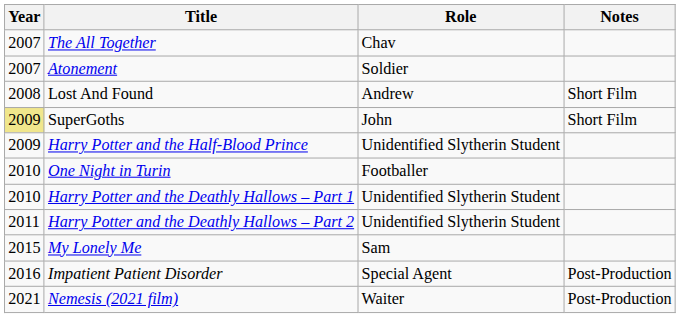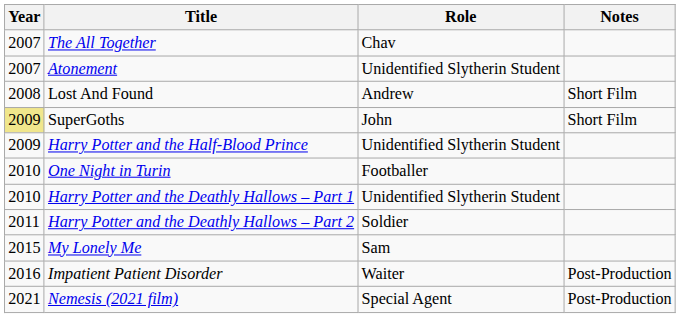(385, 68) Soldier -> (461, 68) Unidentified Slytherin Student
(461, 222) Unidentified Slytherin Student -> (385, 222) Soldier
(407, 273) Special Agent -> (383, 273) Waiter
(383, 299) Waiter -> (407, 299) Special Agent
